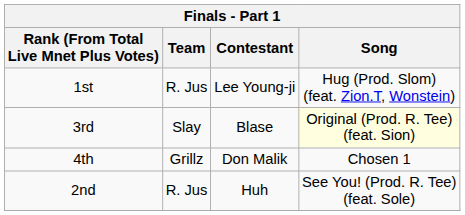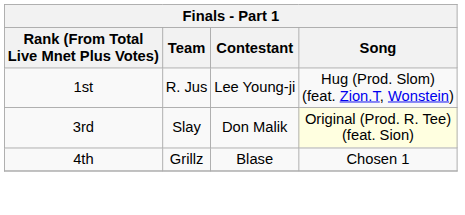(255, 127) Blase -> (255, 127) Don Malik
(255, 159) Don Malik -> (255, 159) Blase
- row: (83, 190)
